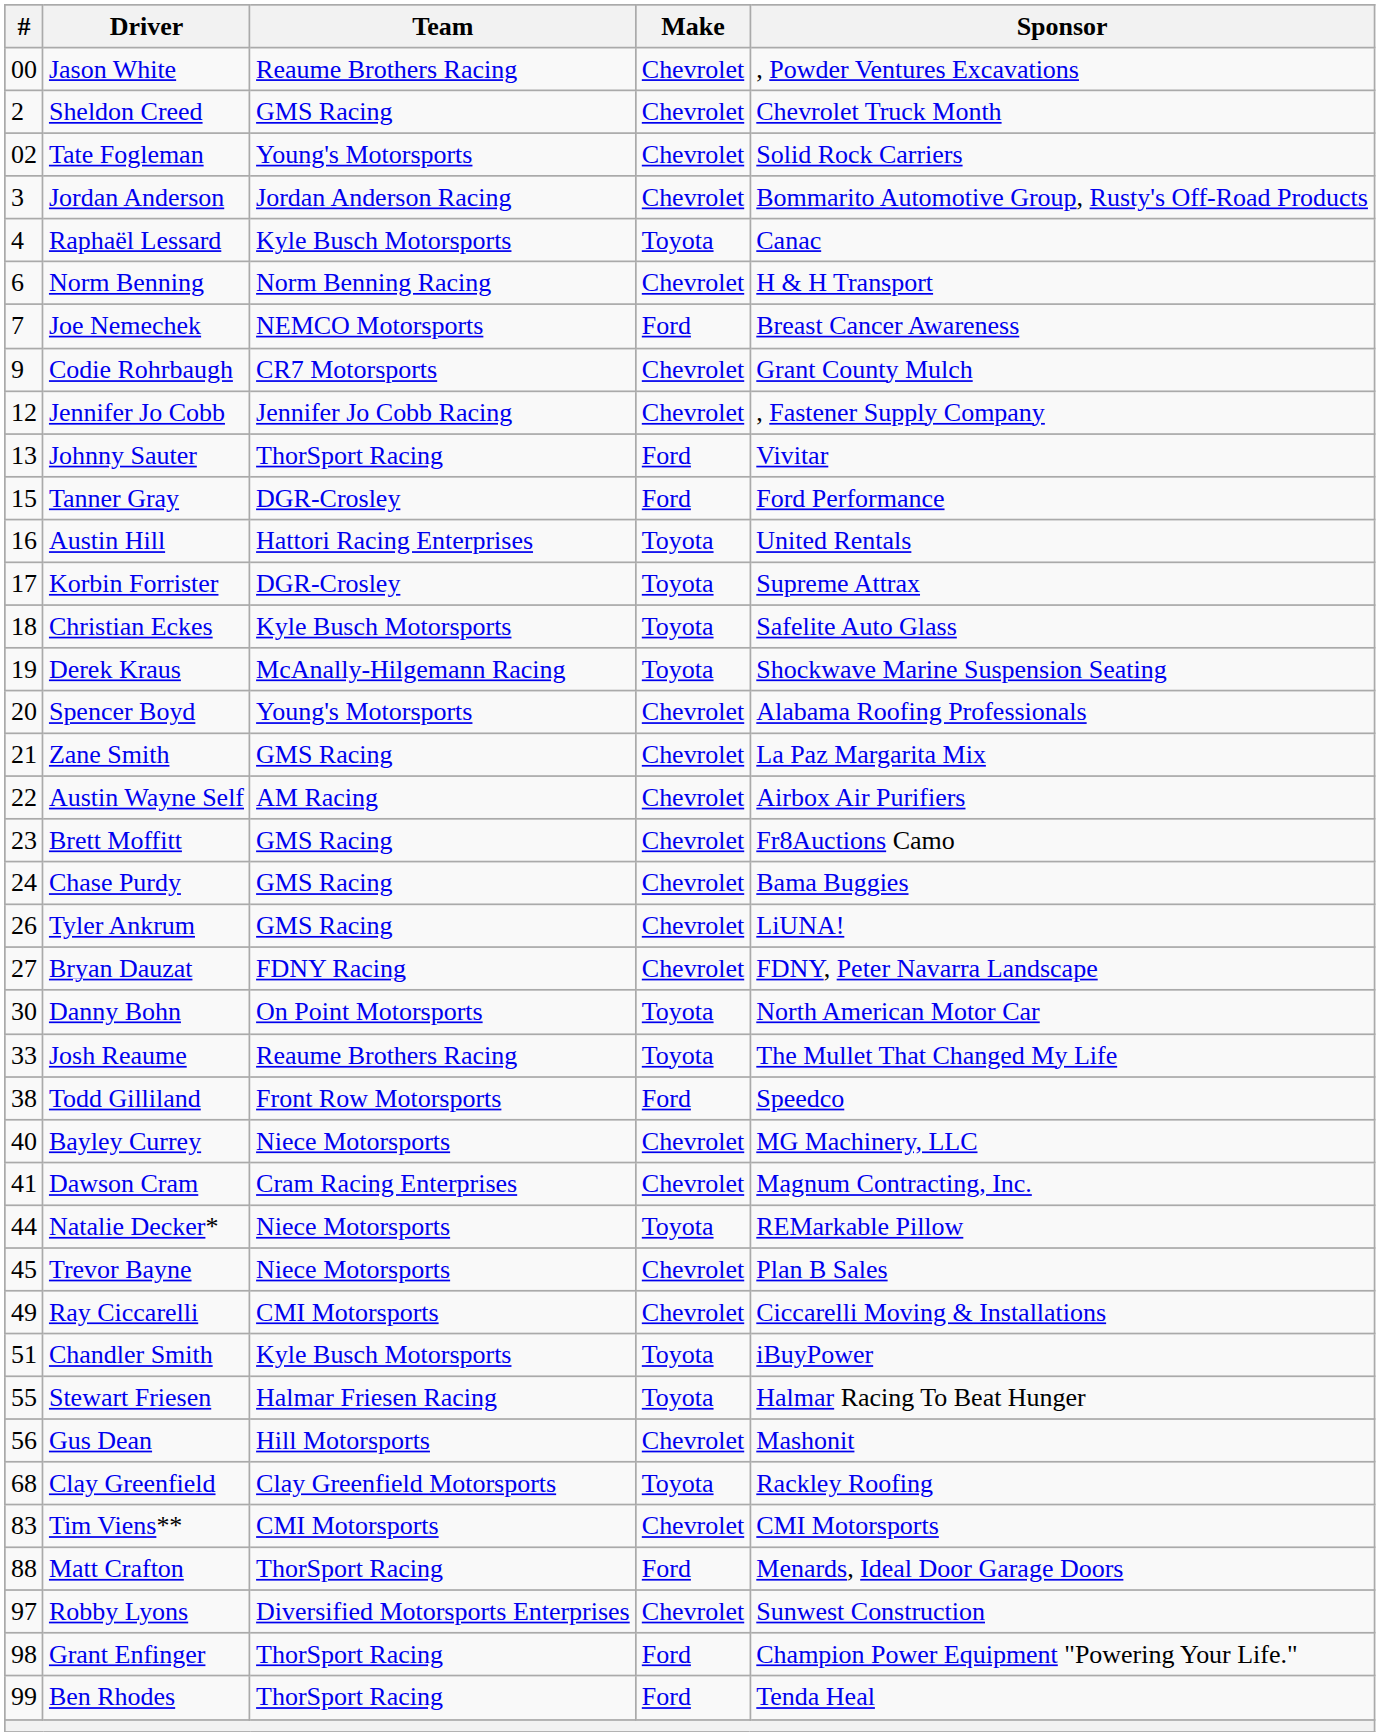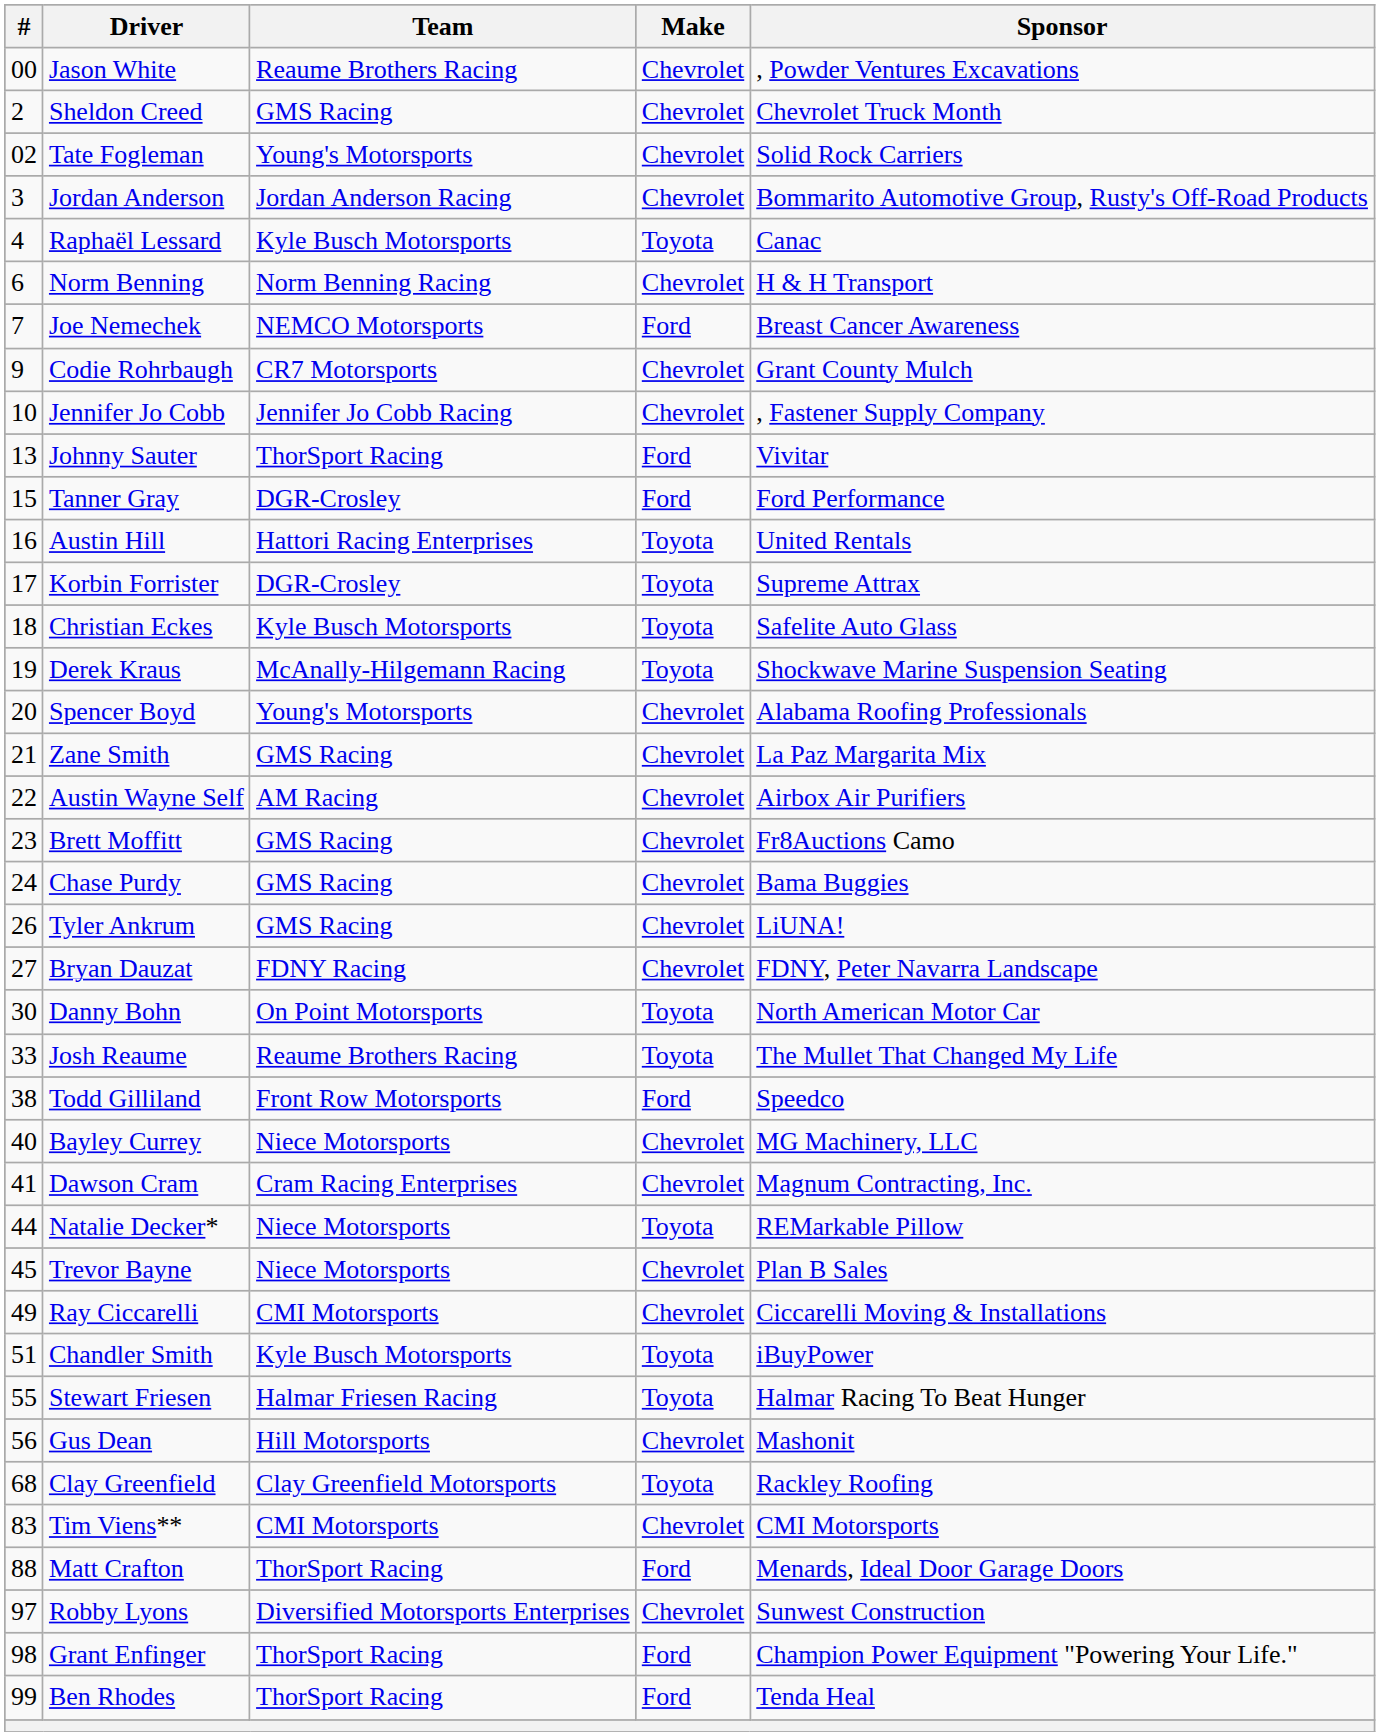(24, 411) 12 -> (24, 411) 10
